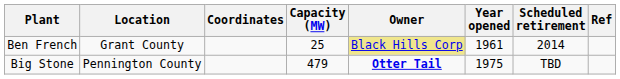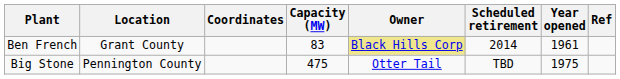columns swapped: (489, 21) <-> (551, 21)
(317, 46) 25 -> (317, 46) 83
(317, 65) 479 -> (317, 65) 475
(407, 65) bold -> (407, 65) normal
